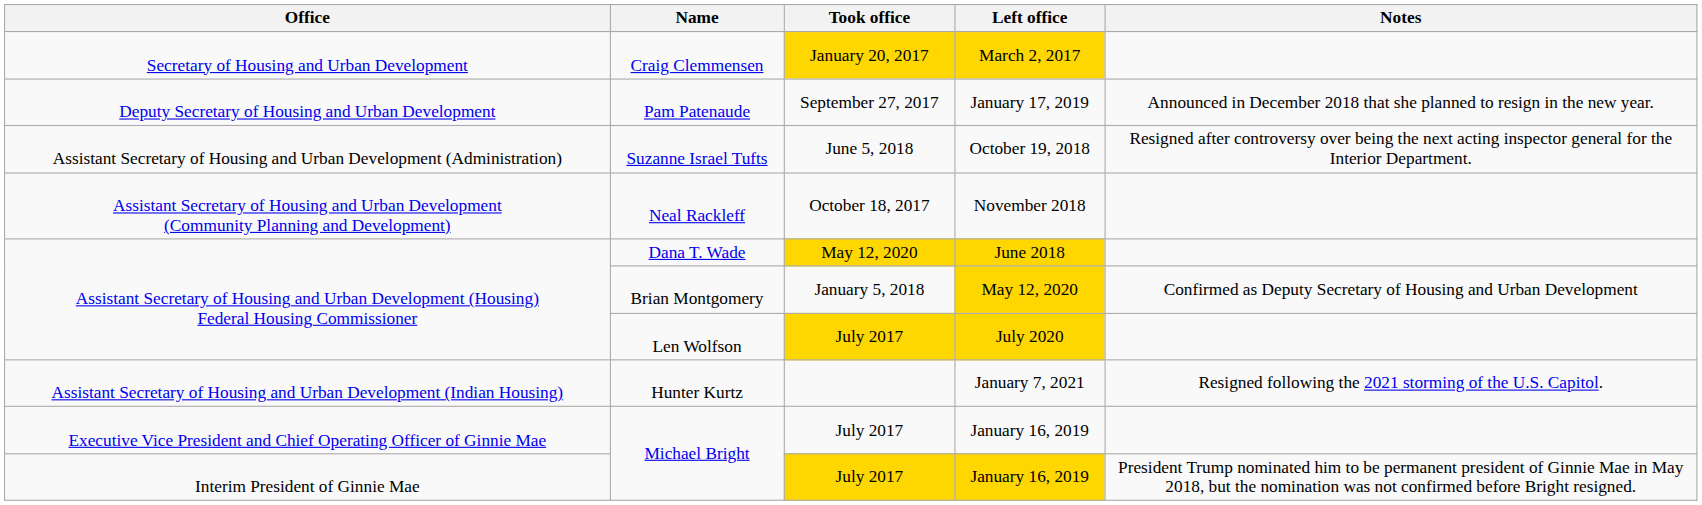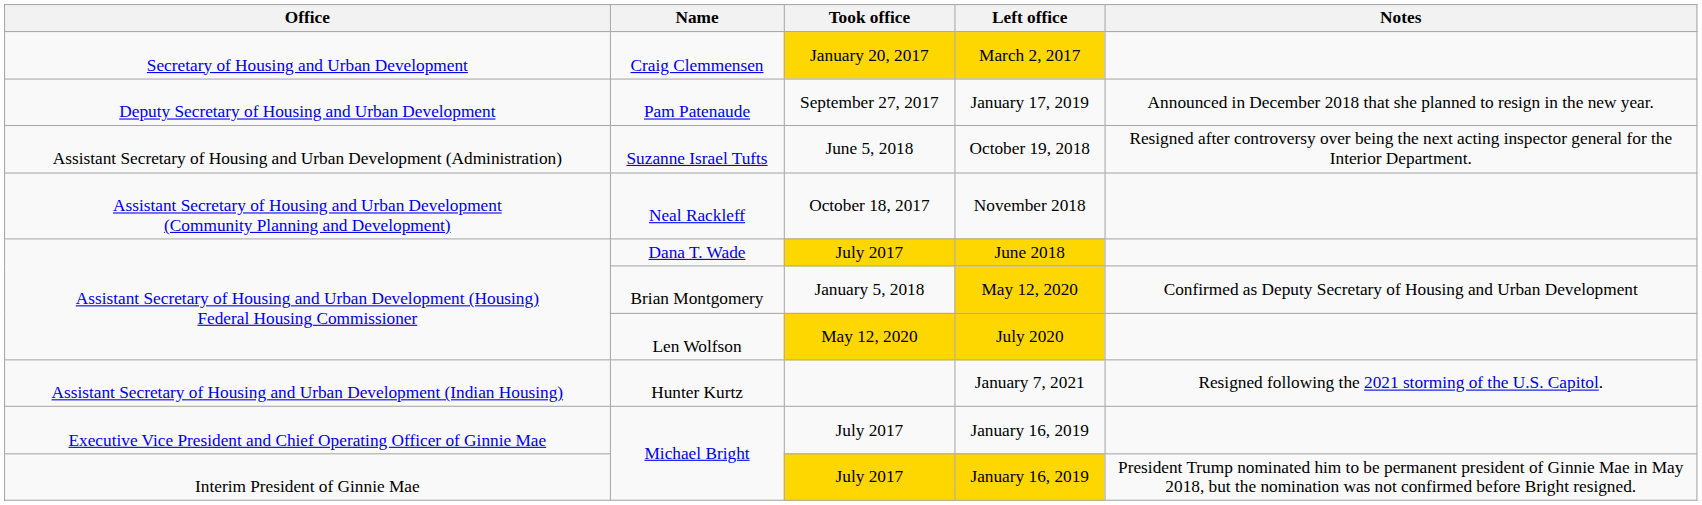(869, 252) May 12, 2020 -> (869, 252) July 2017
(869, 336) July 2017 -> (869, 336) May 12, 2020
